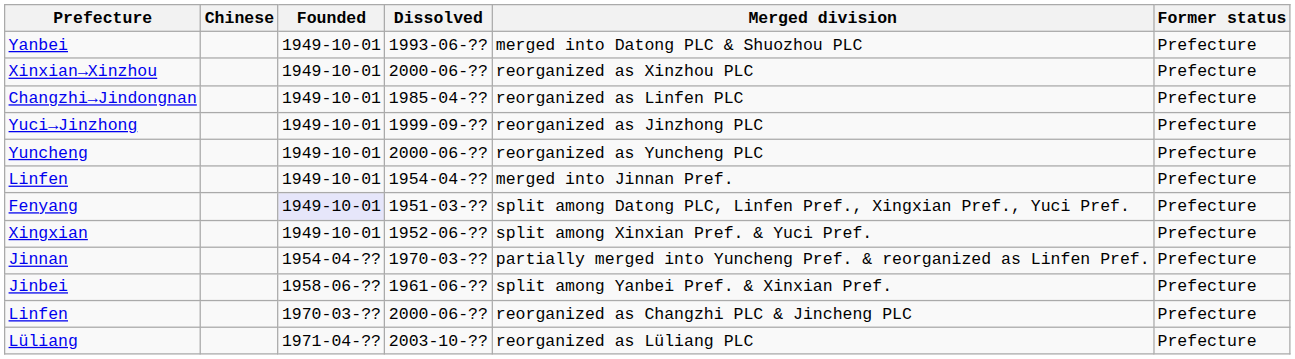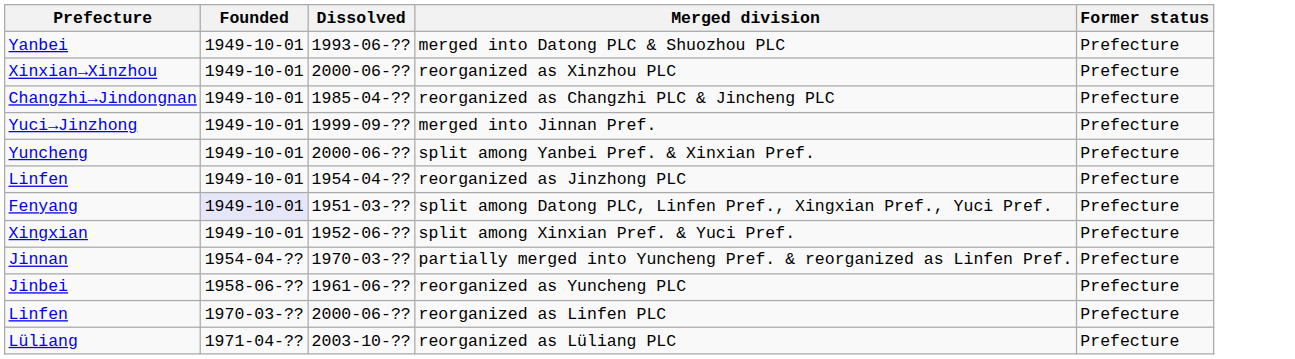- column: (239, 18)
(620, 99) reorganized as Linfen PLC -> (627, 99) reorganized as Changzhi PLC & Jincheng PLC
(630, 126) reorganized as Jinzhong PLC -> (537, 126) merged into Jinnan Pref.
(630, 153) reorganized as Yuncheng PLC -> (617, 153) split among Yanbei Pref. & Xinxian Pref.
(615, 180) merged into Jinnan Pref. -> (552, 180) reorganized as Jinzhong PLC
(694, 287) split among Yanbei Pref. & Xinxian Pref. -> (552, 287) reorganized as Yuncheng PLC
(704, 314) reorganized as Changzhi PLC & Jincheng PLC -> (542, 314) reorganized as Linfen PLC
